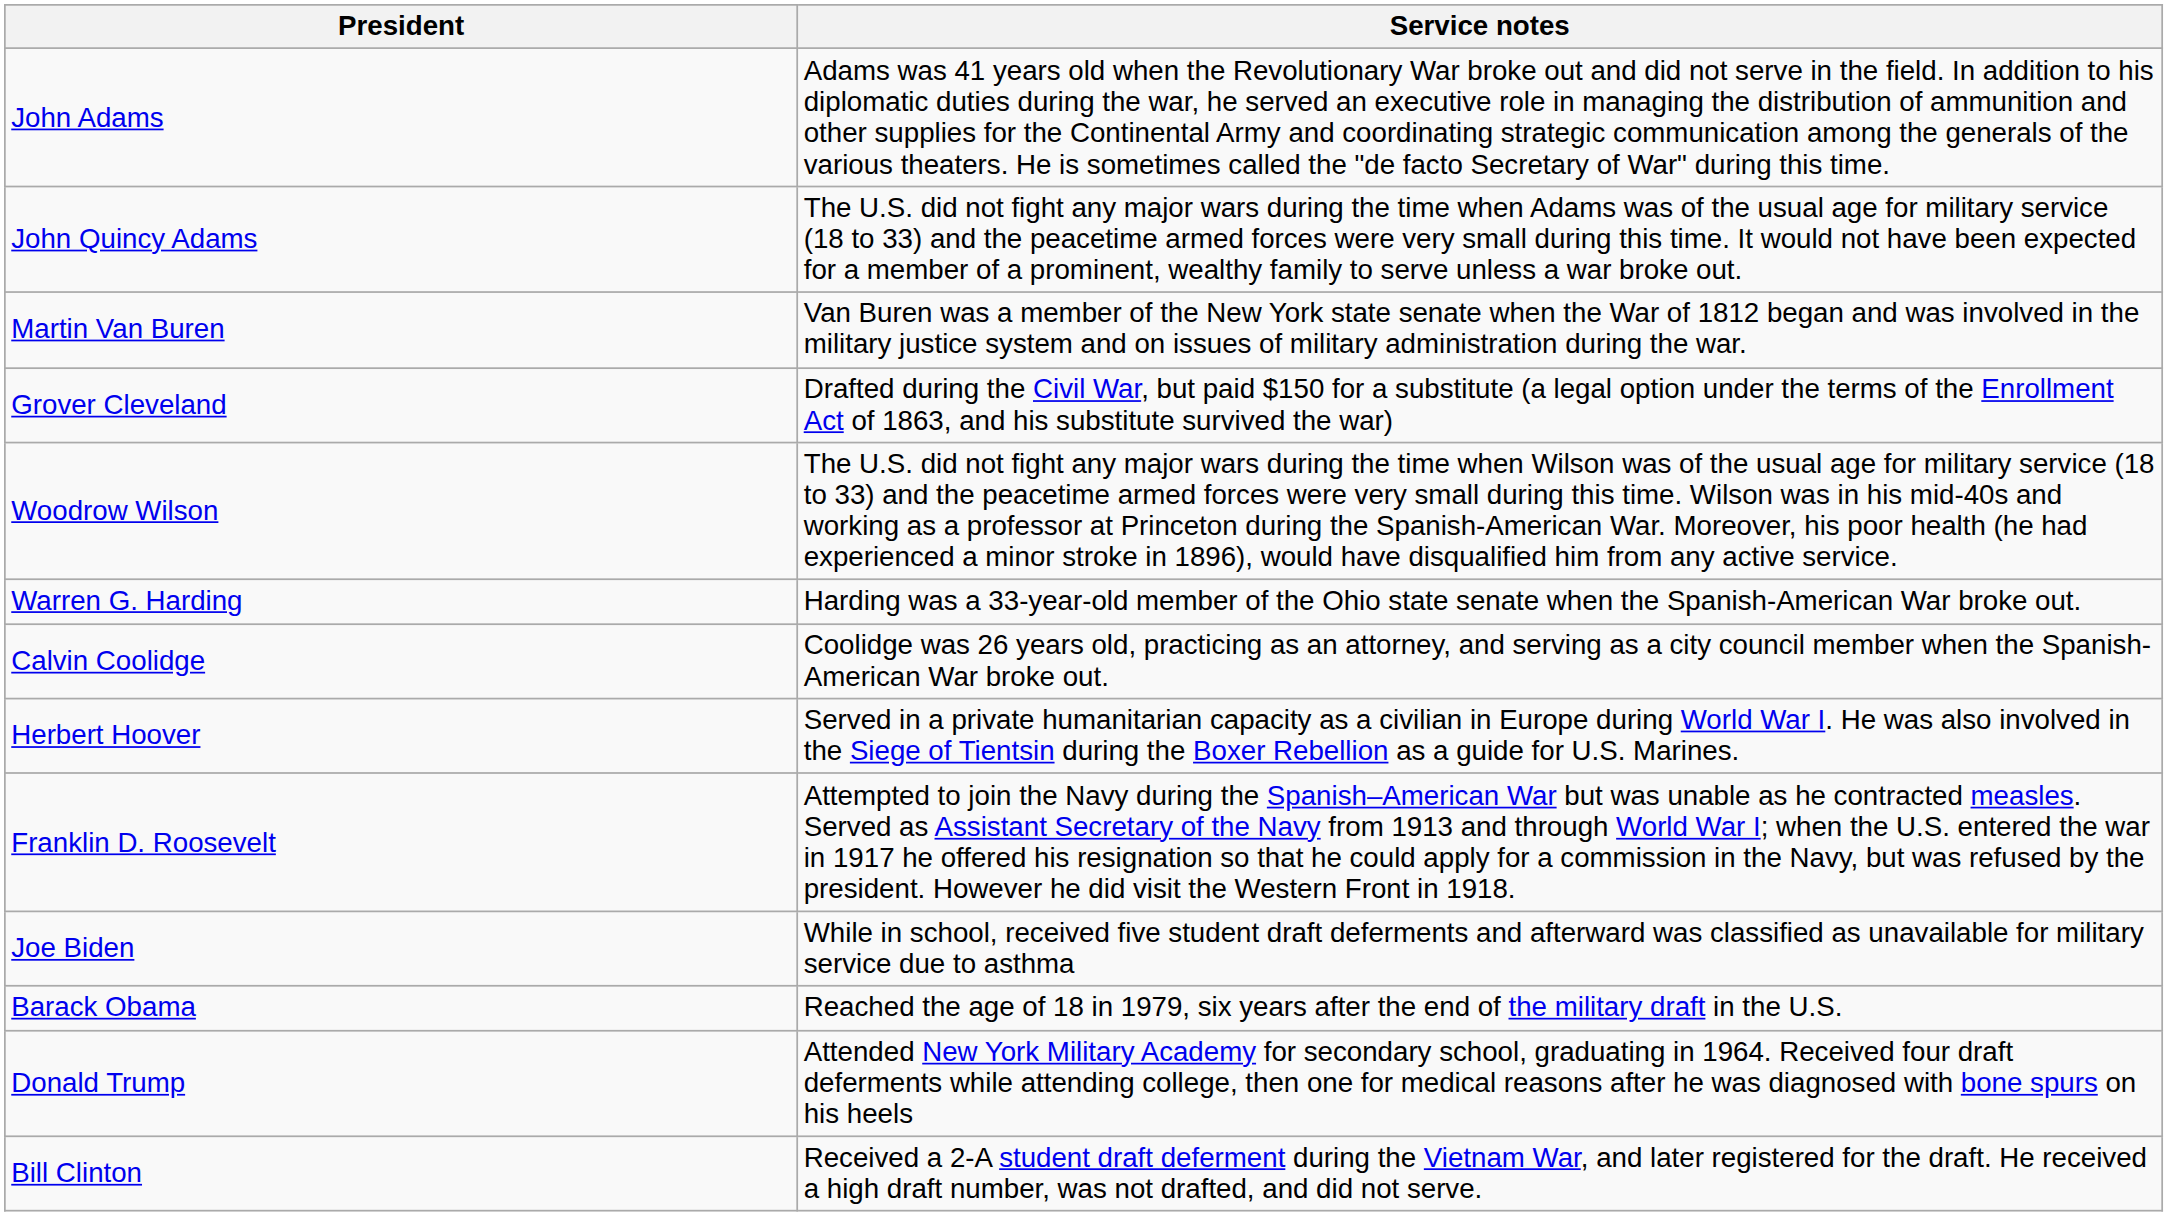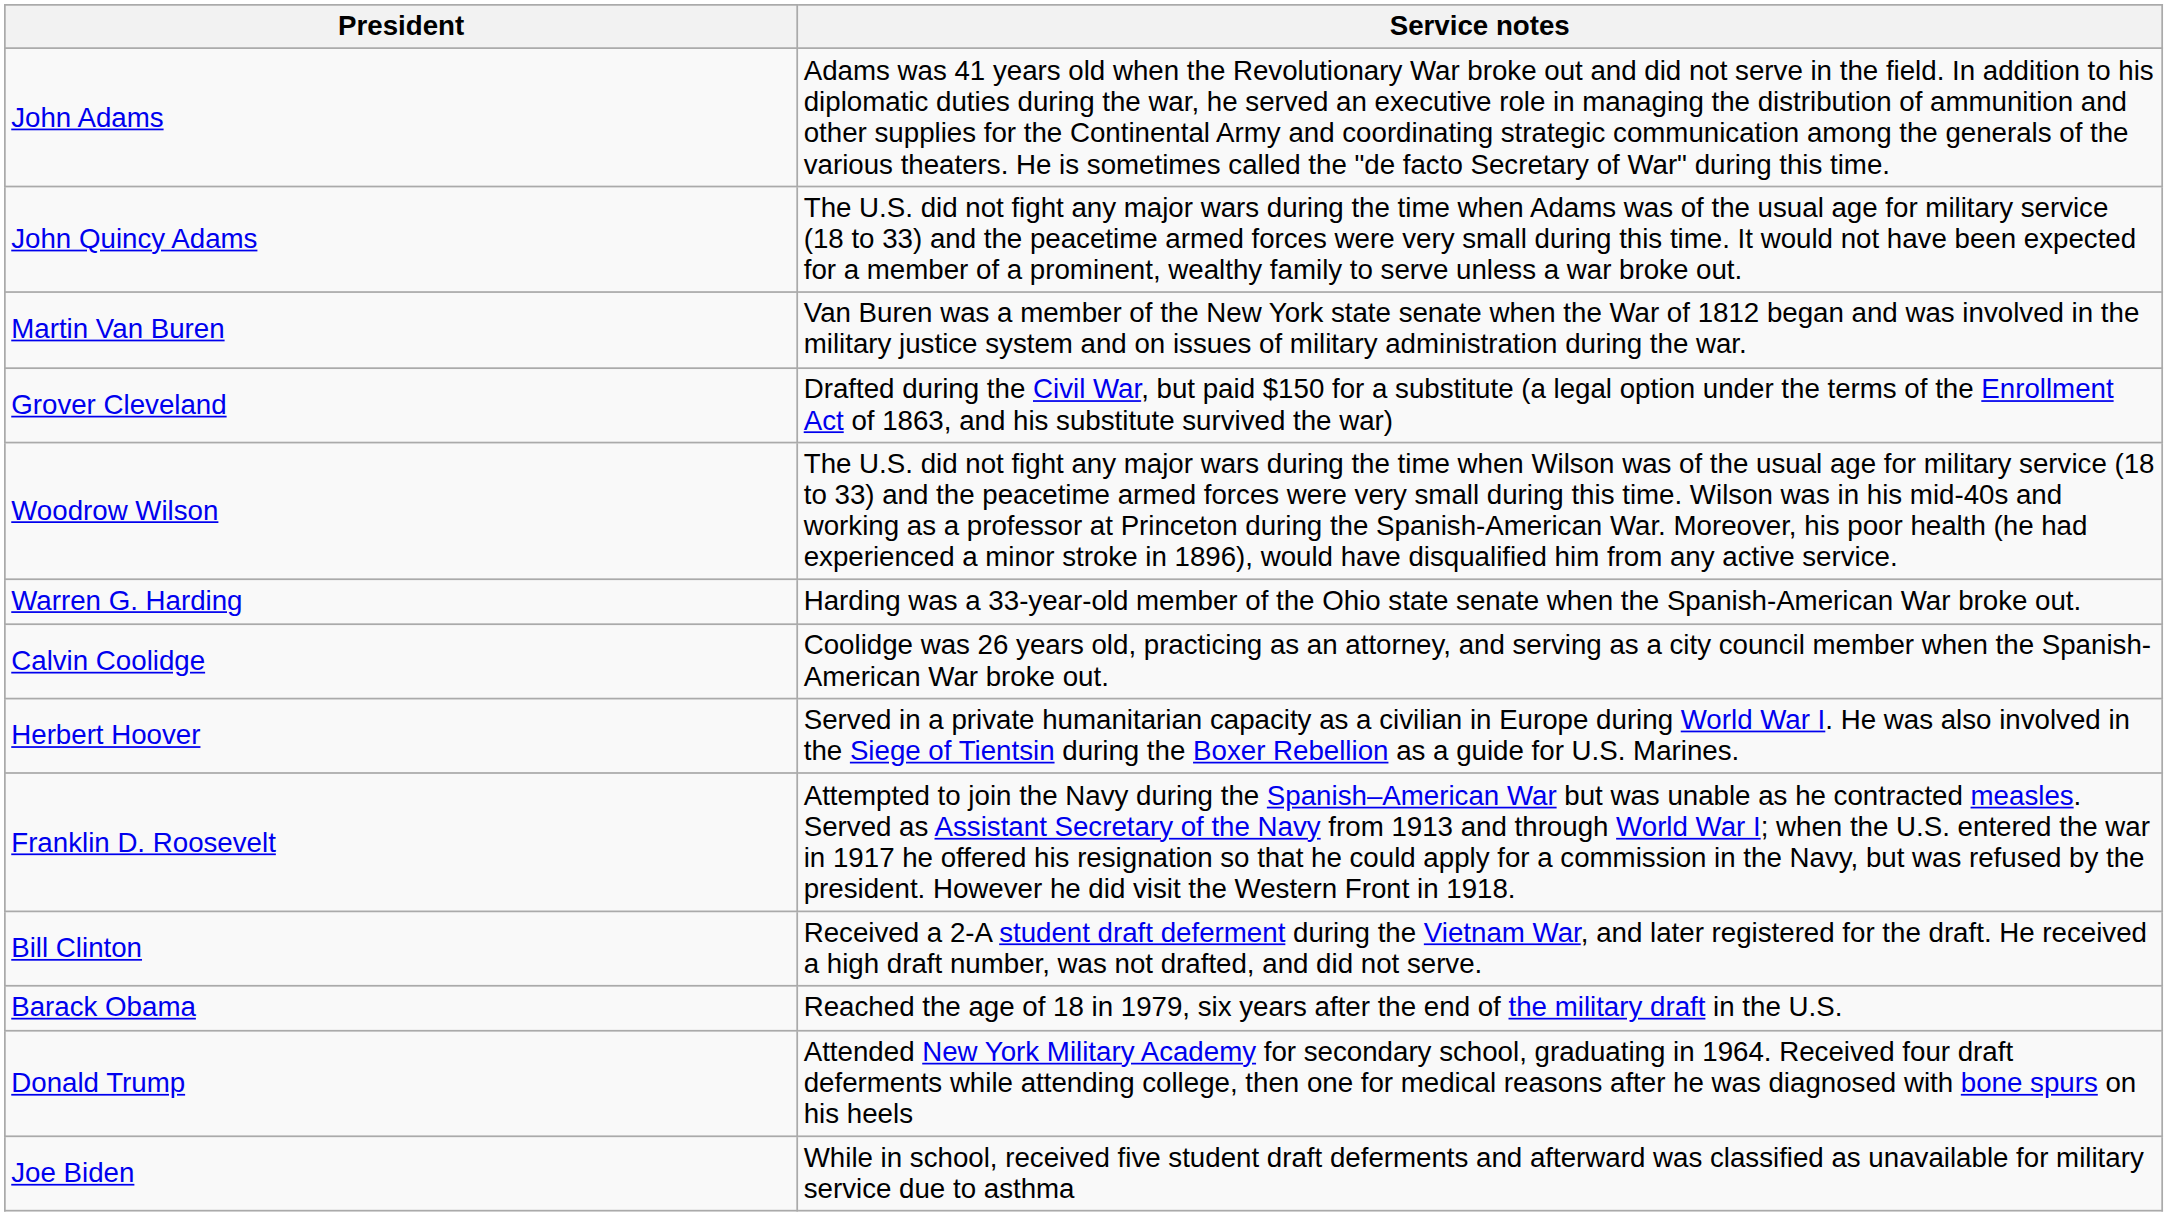rows swapped: (77, 1173) <-> (73, 948)
